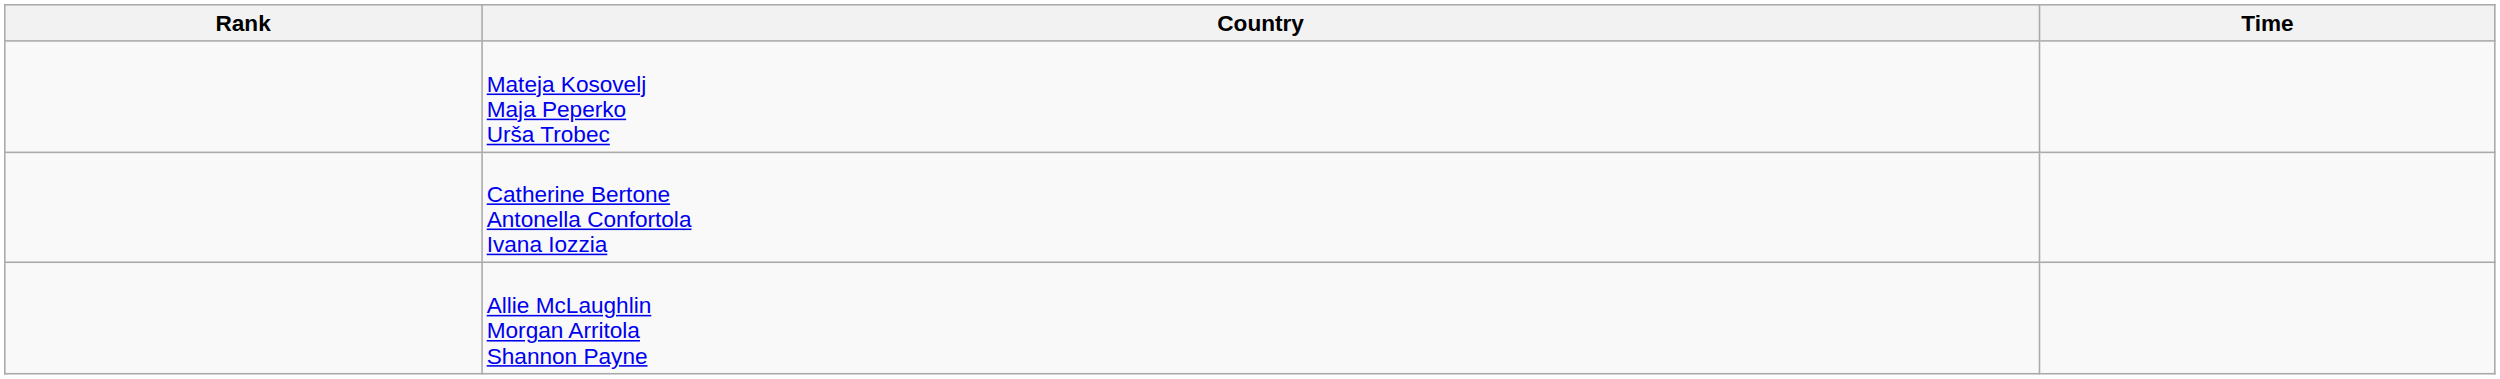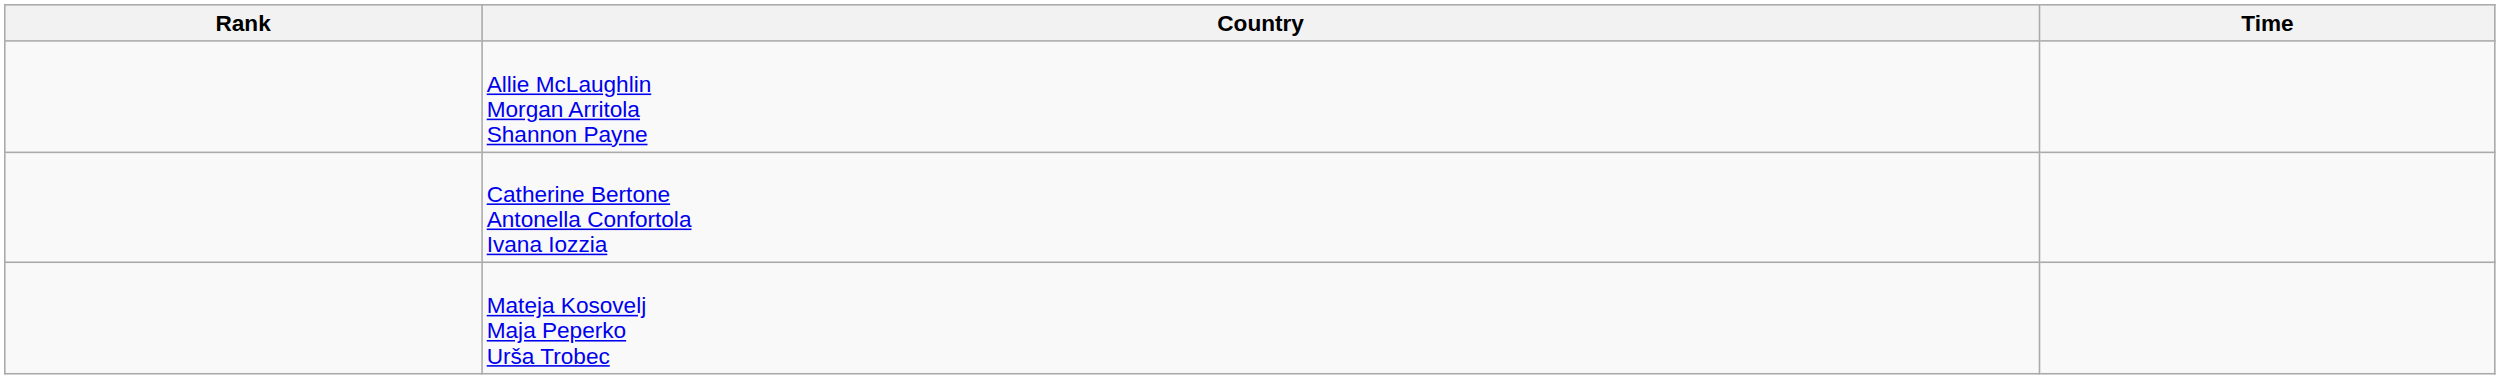rows swapped: (569, 331) <-> (566, 109)
